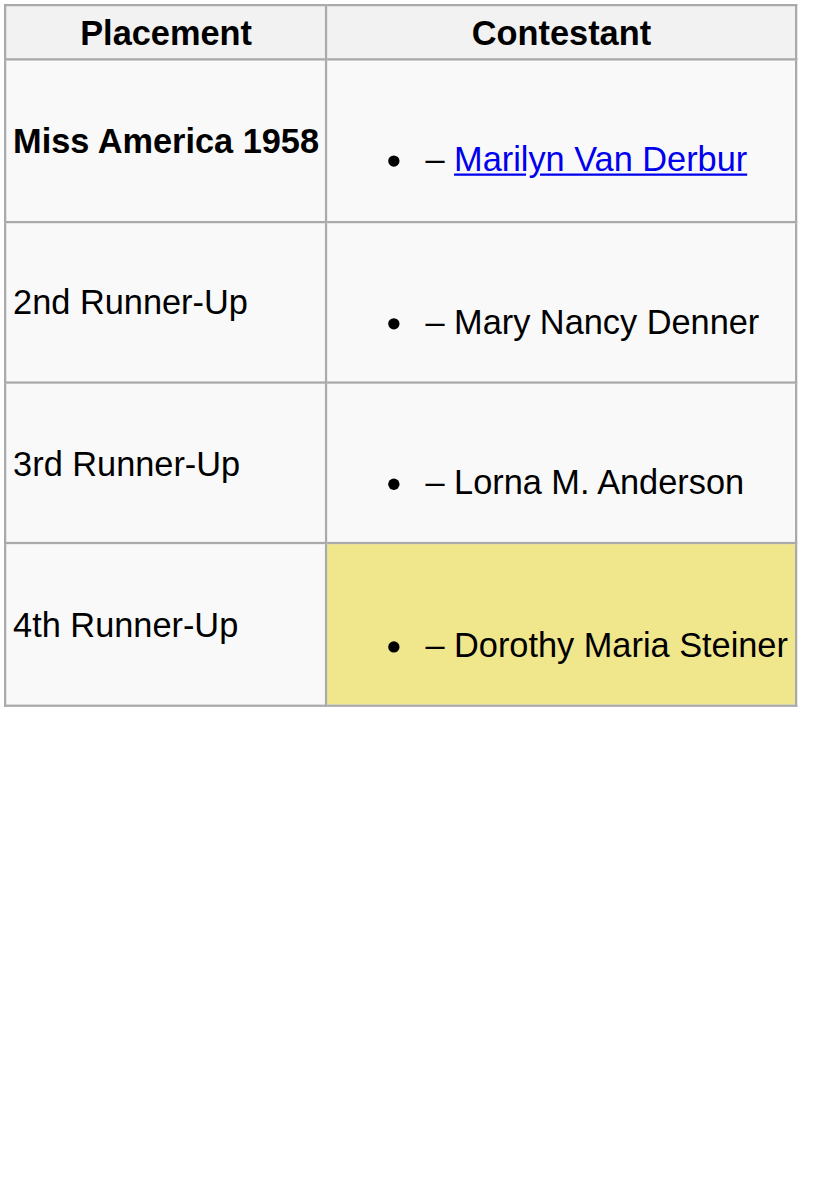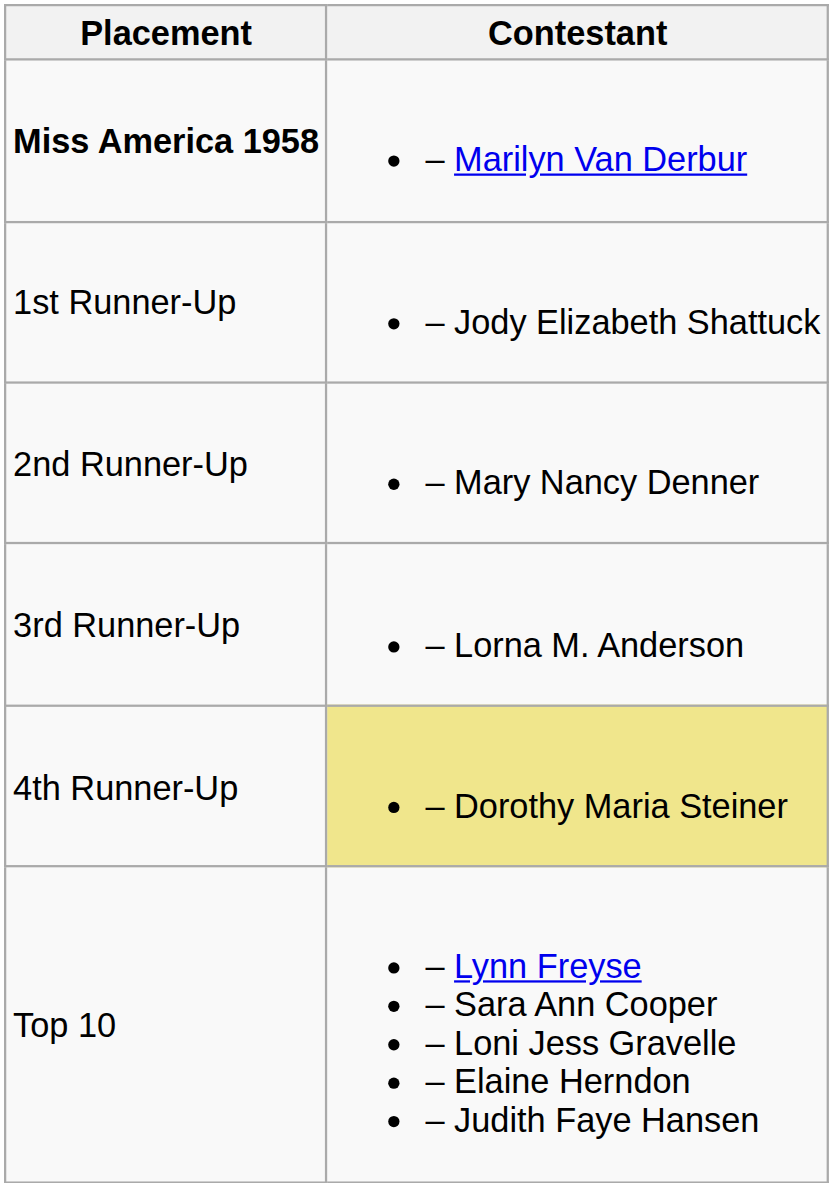+ row: (125, 302)
+ row: (65, 1025)
